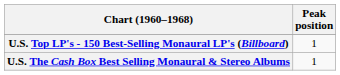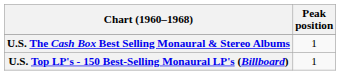rows swapped: (148, 43) <-> (148, 61)
